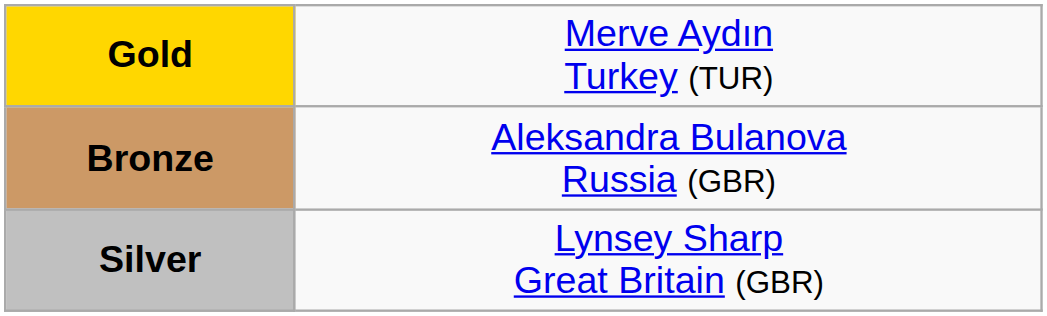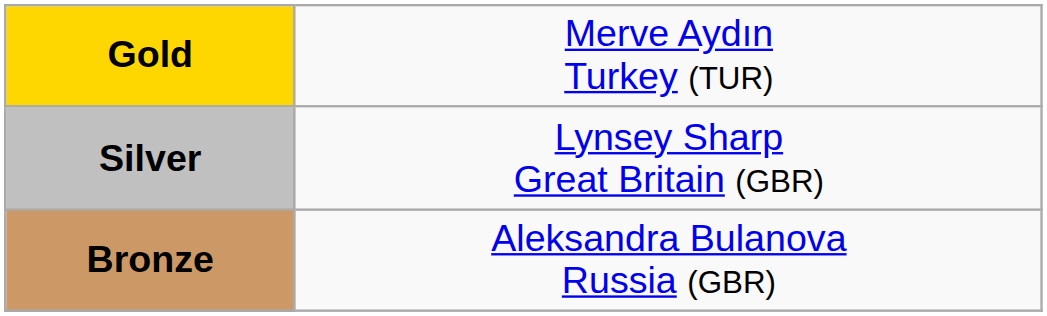rows swapped: (150, 259) <-> (150, 157)
